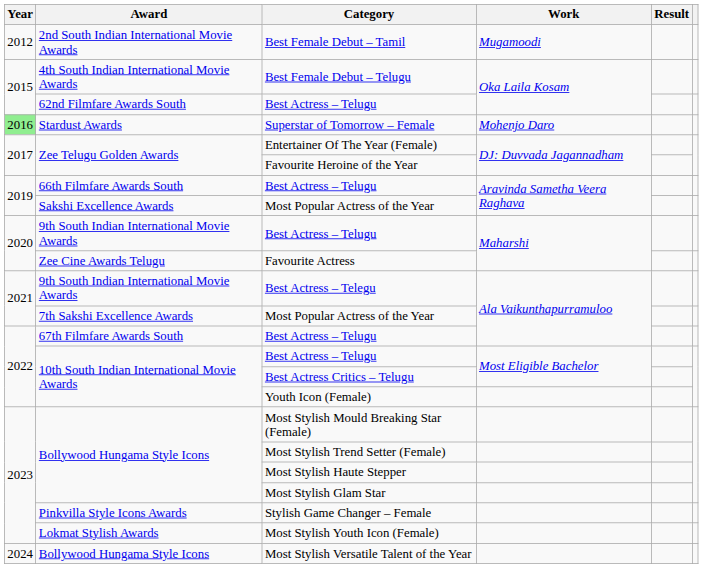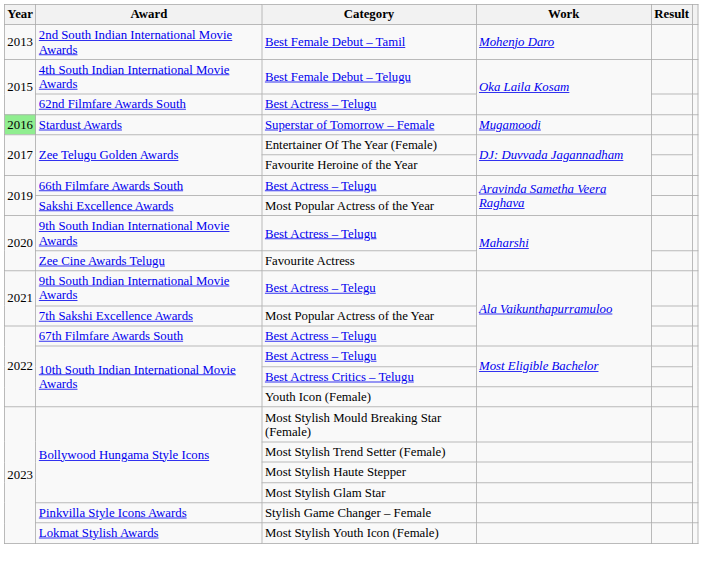(20, 42) 2012 -> (20, 42) 2013
(510, 42) Mugamoodi -> (517, 42) Mohenjo Daro
(517, 124) Mohenjo Daro -> (510, 124) Mugamoodi
- row: (124, 553)
